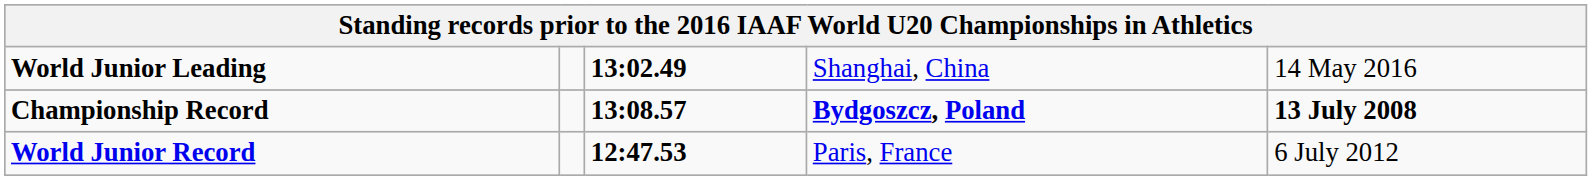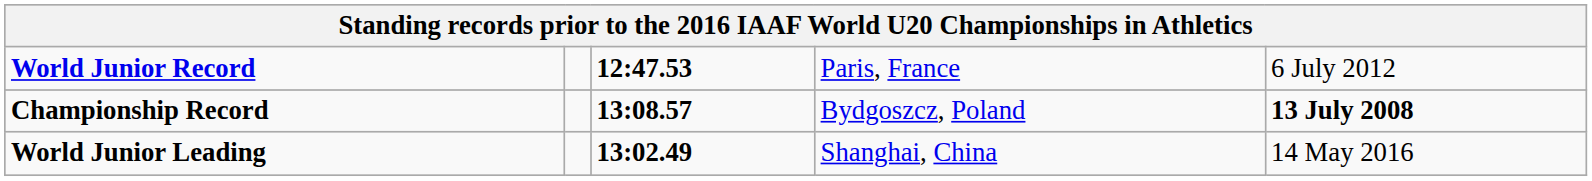rows swapped: (133, 152) <-> (138, 68)
(919, 110) bold -> (923, 110) normal
